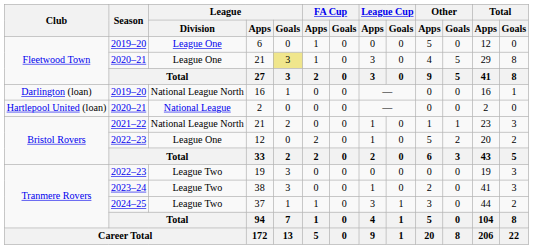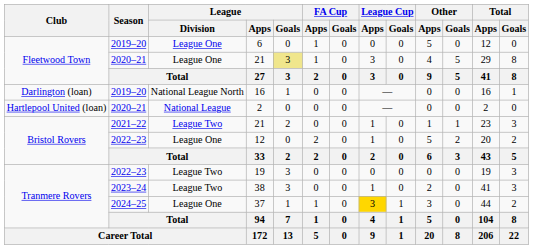(197, 124) National League North -> (197, 124) League Two
(197, 204) League Two -> (197, 204) League One
(373, 204) no background -> (373, 204) gold background
